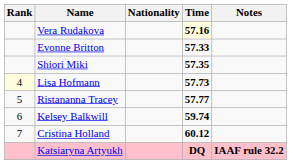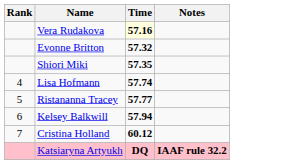- column: (154, 13)
(197, 47) 57.33 -> (140, 47) 57.32
(20, 82) lightyellow background -> (20, 82) no background
(197, 82) 57.73 -> (140, 82) 57.74
(197, 116) 59.74 -> (140, 116) 57.94
